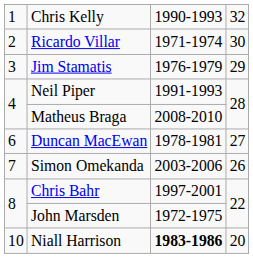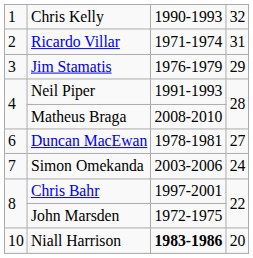(238, 41) 30 -> (238, 41) 31
(238, 166) 26 -> (238, 166) 24
